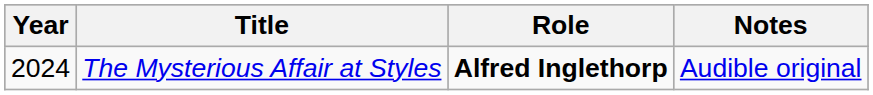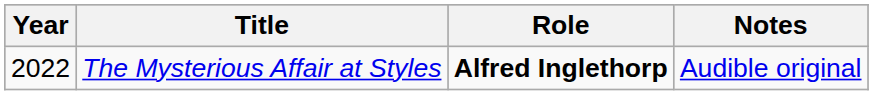(40, 67) 2024 -> (40, 67) 2022
